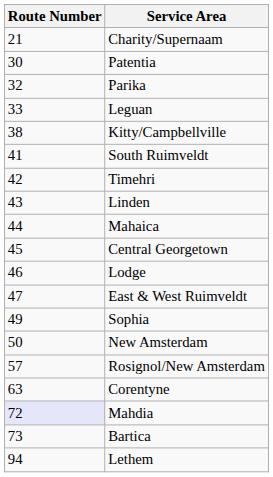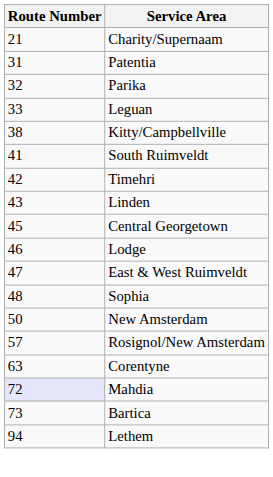(15, 62) 30 -> (15, 62) 31
- row: (134, 226)
(15, 319) 49 -> (15, 296) 48
